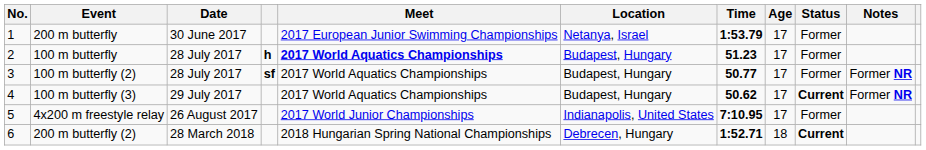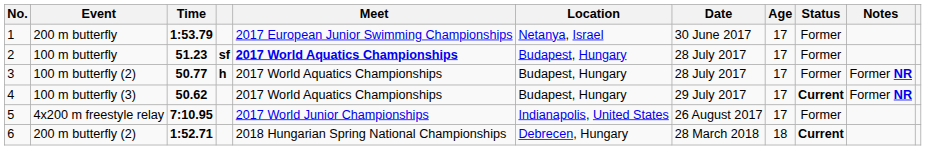columns swapped: (741, 14) <-> (214, 14)
(268, 54) h -> (224, 54) sf
(269, 74) sf -> (223, 74) h
